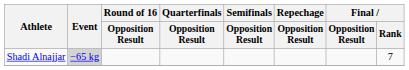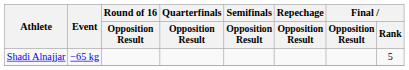(85, 57) lightgrey background -> (85, 57) no background
(390, 57) 7 -> (390, 57) 5
